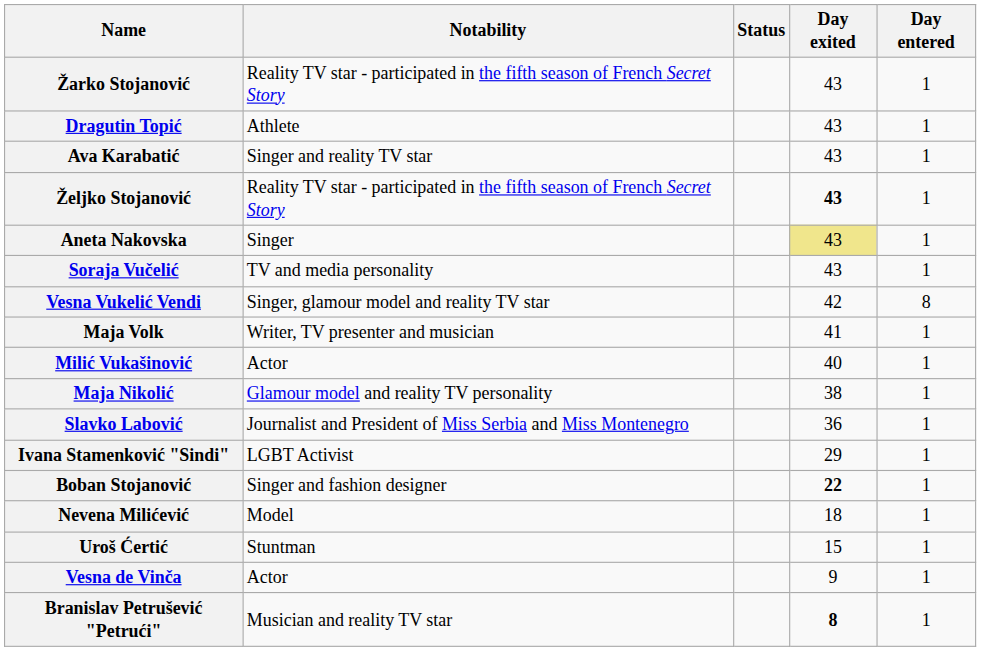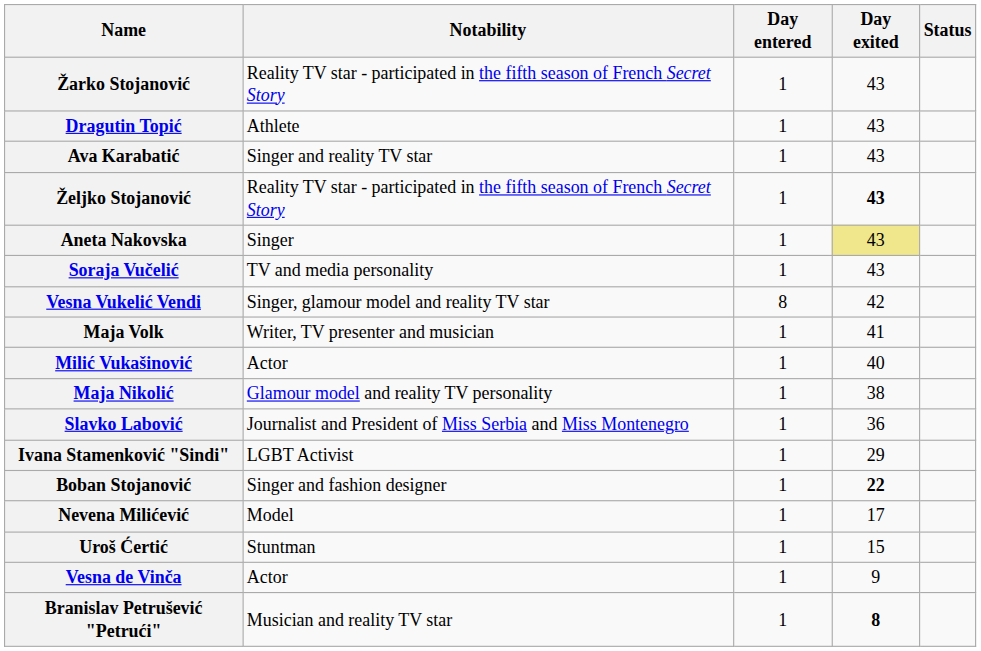columns swapped: (926, 31) <-> (761, 31)
(833, 516) 18 -> (876, 516) 17
